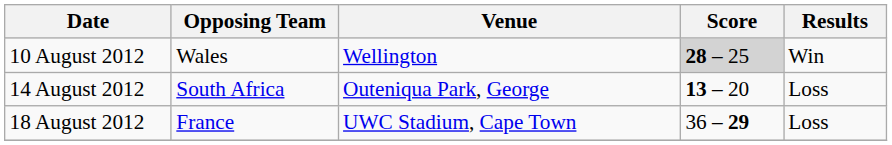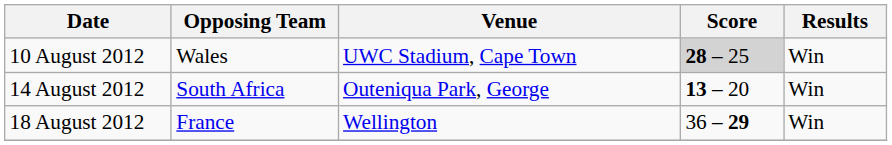(390, 55) Wellington -> (460, 55) UWC Stadium, Cape Town
(808, 88) Loss -> (806, 88) Win
(460, 122) UWC Stadium, Cape Town -> (390, 122) Wellington
(808, 122) Loss -> (806, 122) Win
